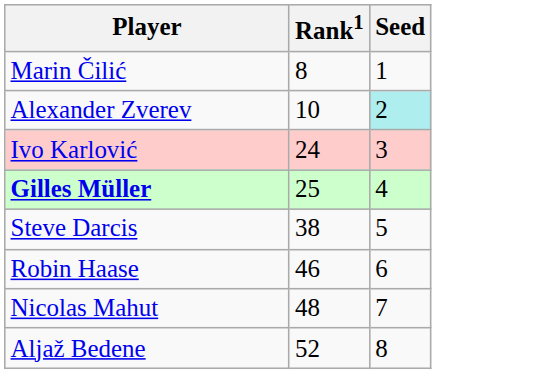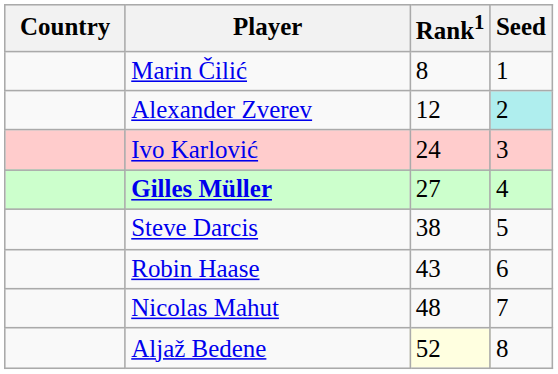+ column: (65, 27)
(308, 110) 10 -> (428, 110) 12
(308, 189) 25 -> (428, 189) 27
(308, 268) 46 -> (428, 268) 43
(308, 347) no background -> (428, 347) lightyellow background
